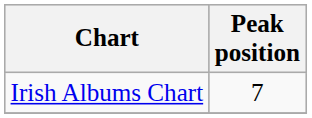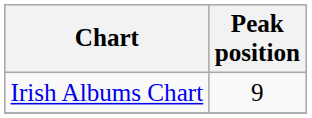(257, 92) 7 -> (257, 92) 9
